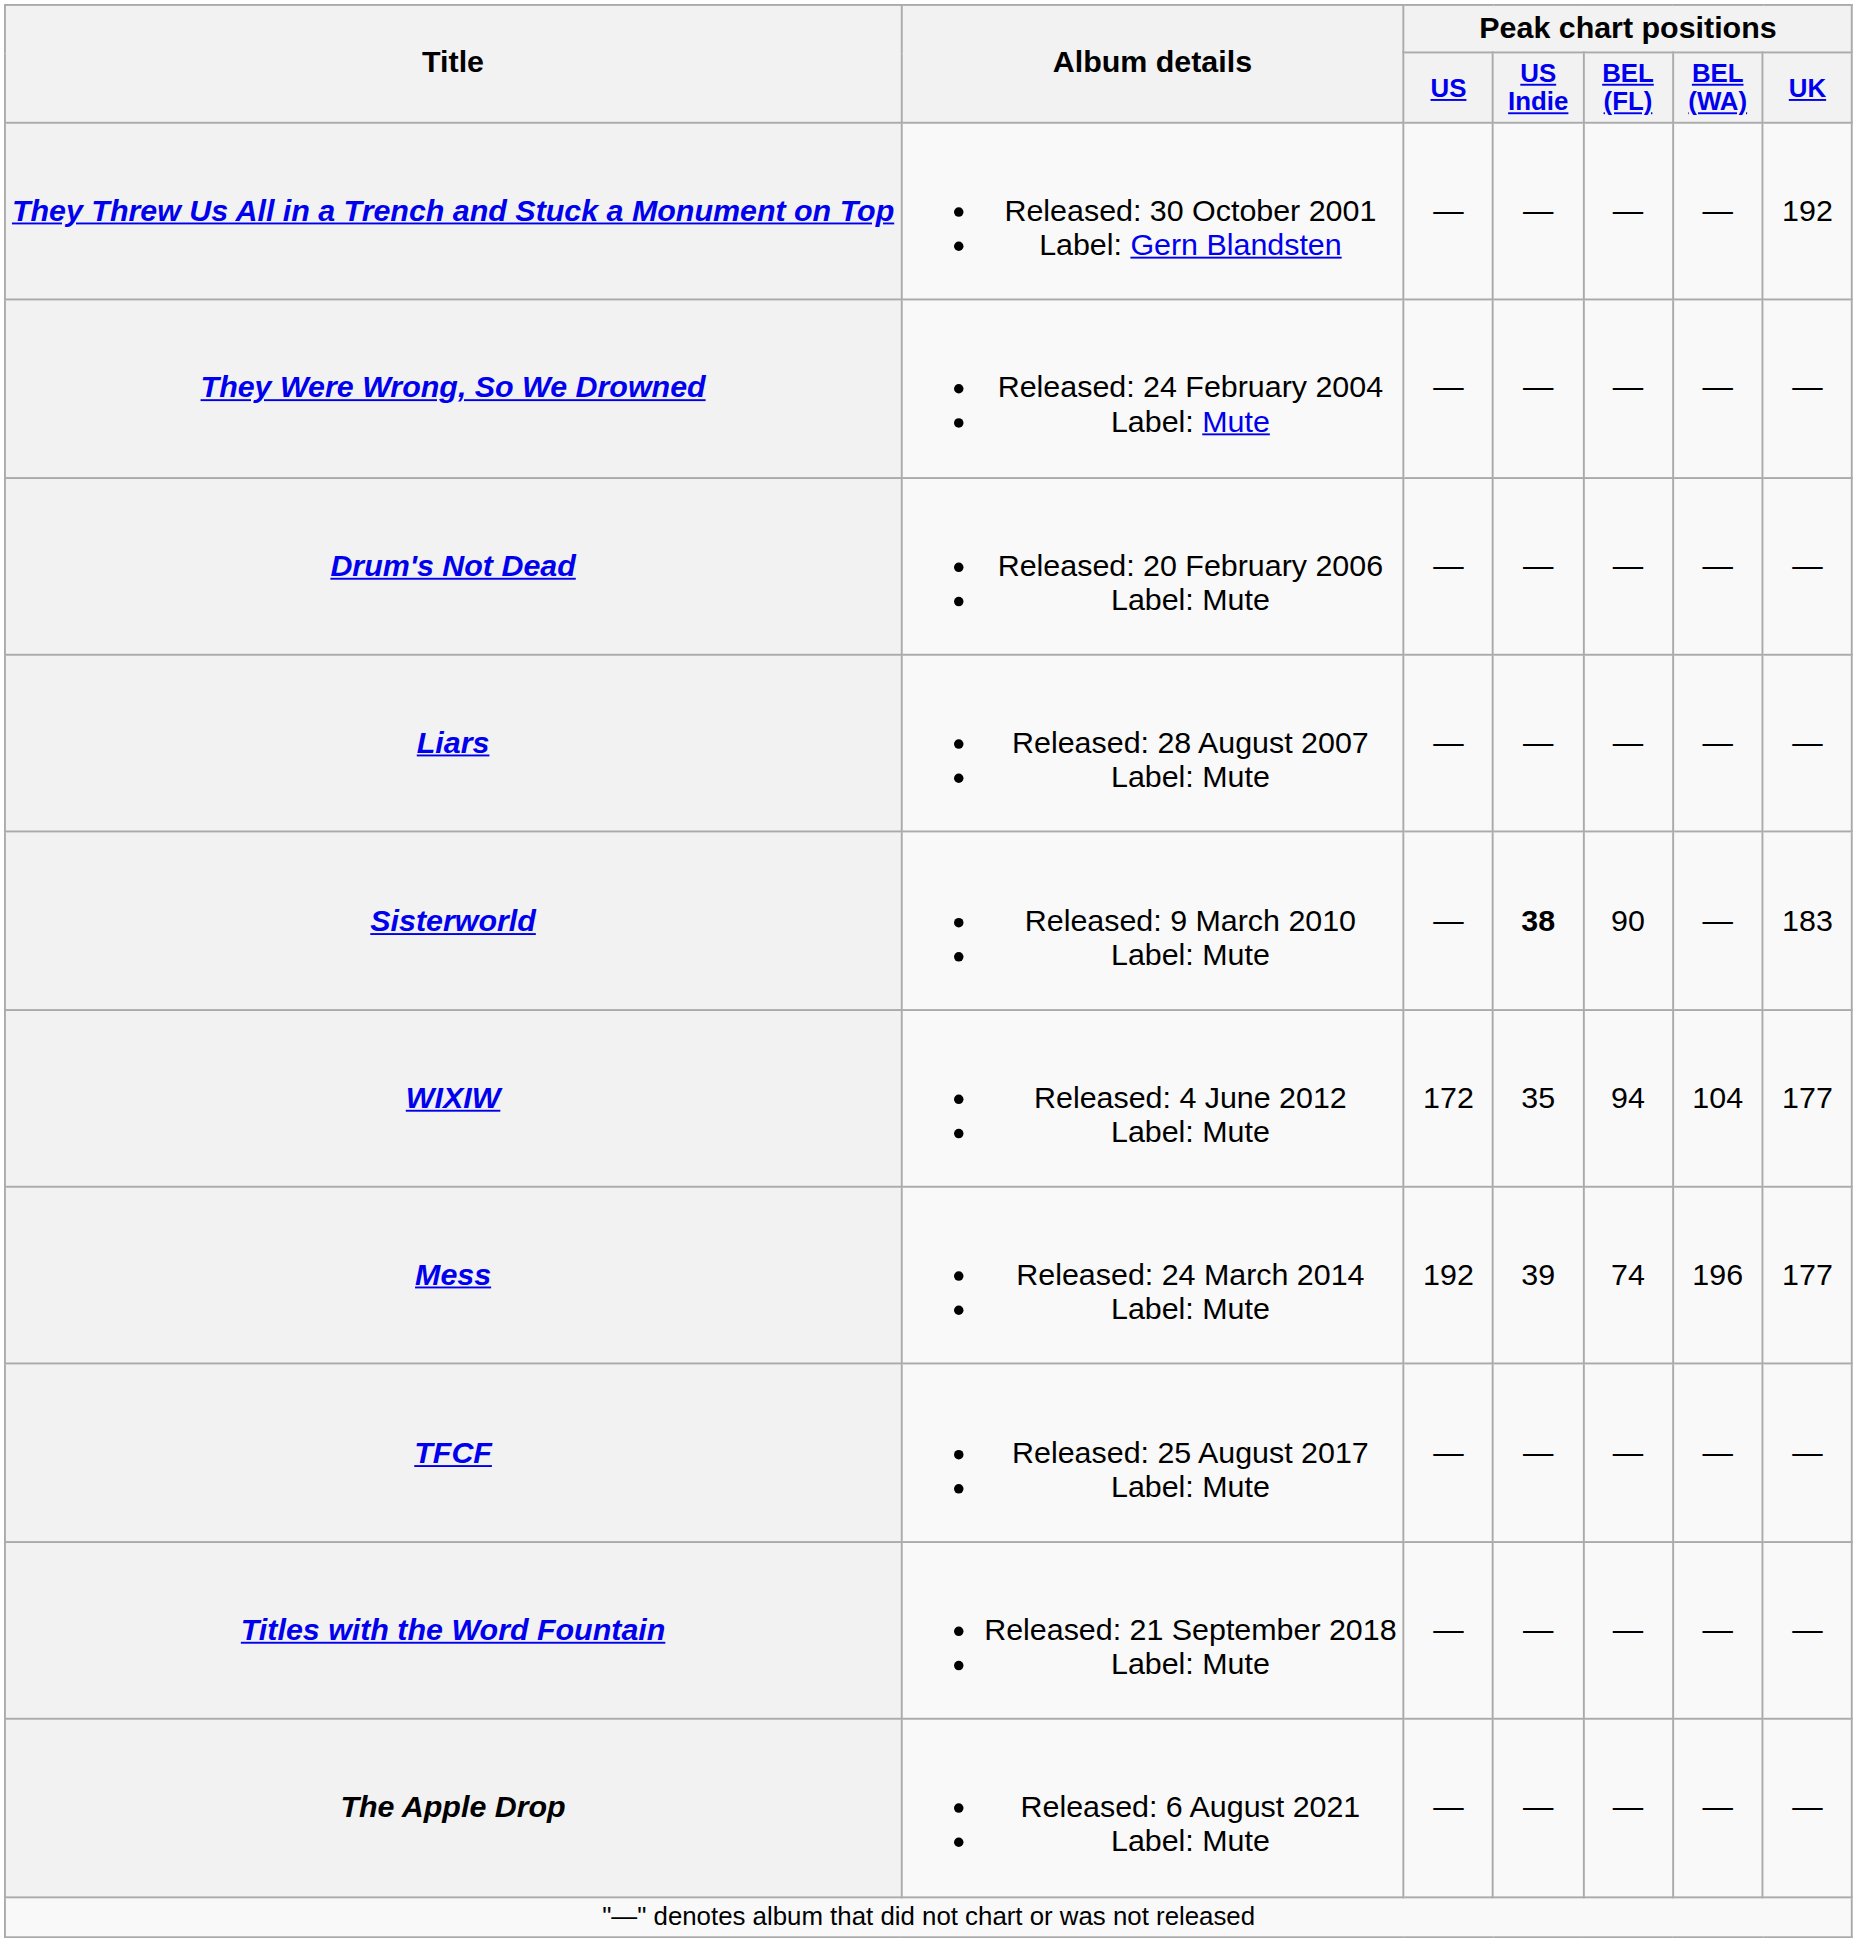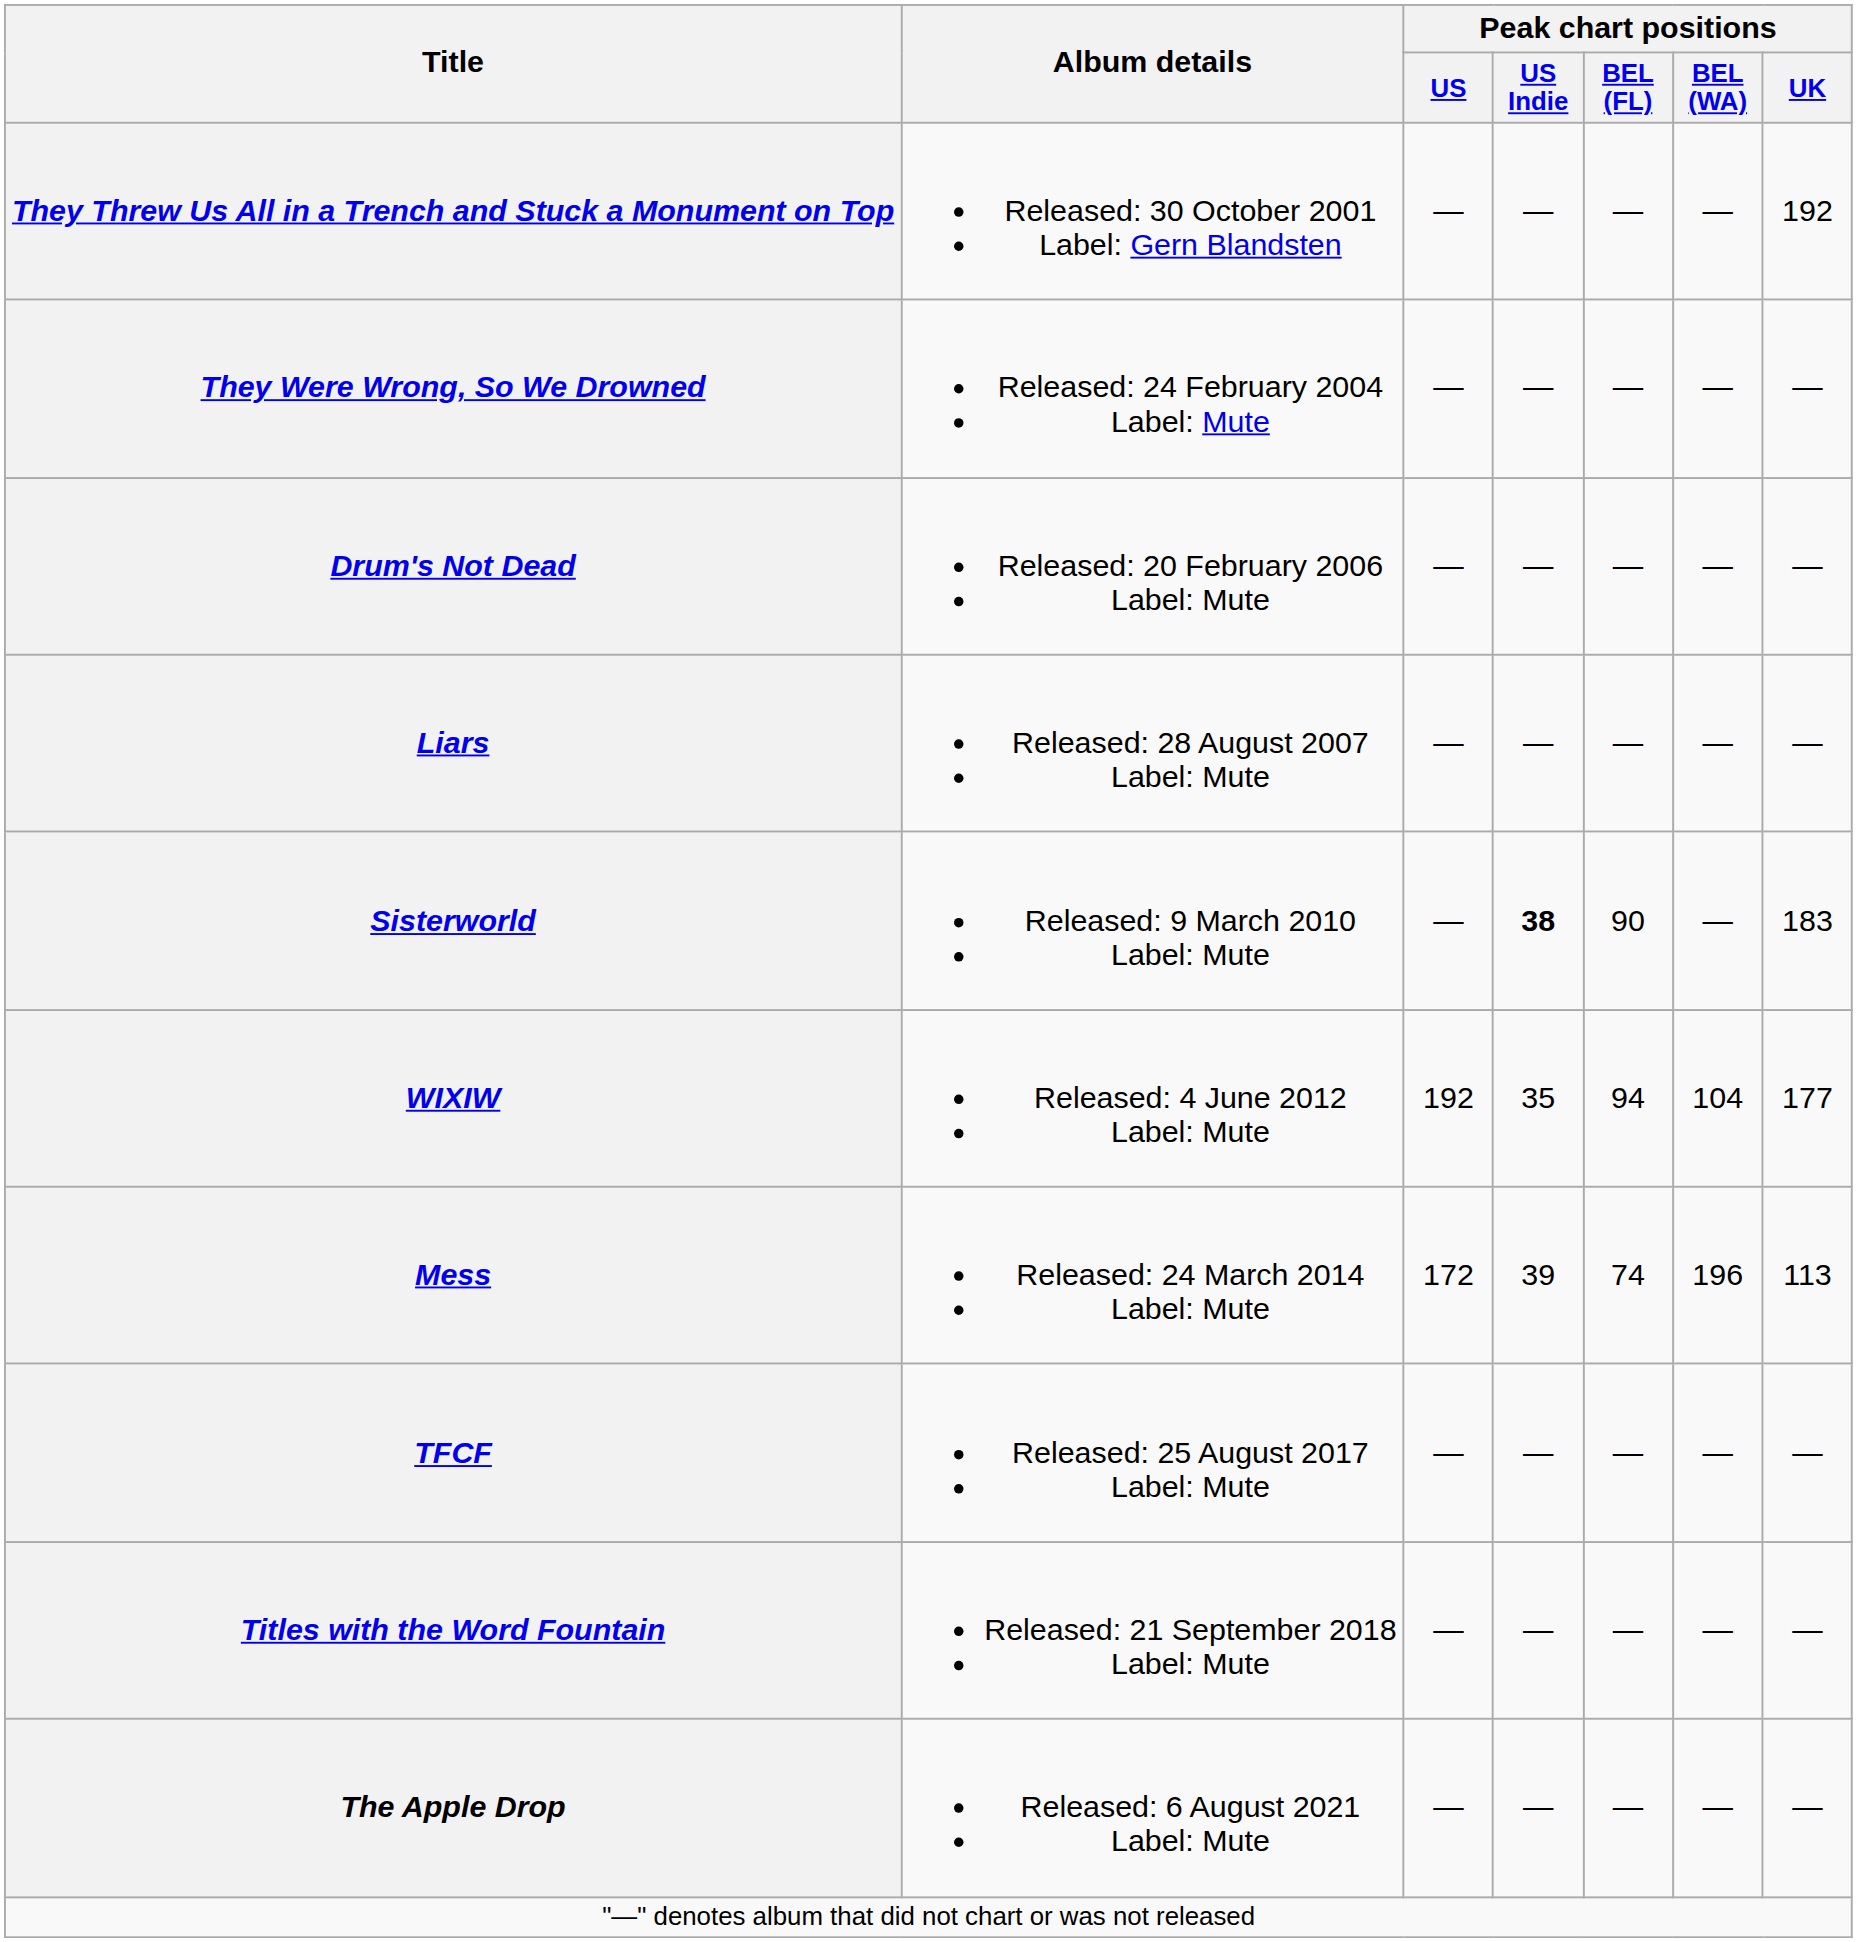(1448, 1097) 172 -> (1448, 1097) 192
(1448, 1275) 192 -> (1448, 1275) 172
(1807, 1275) 177 -> (1807, 1275) 113
